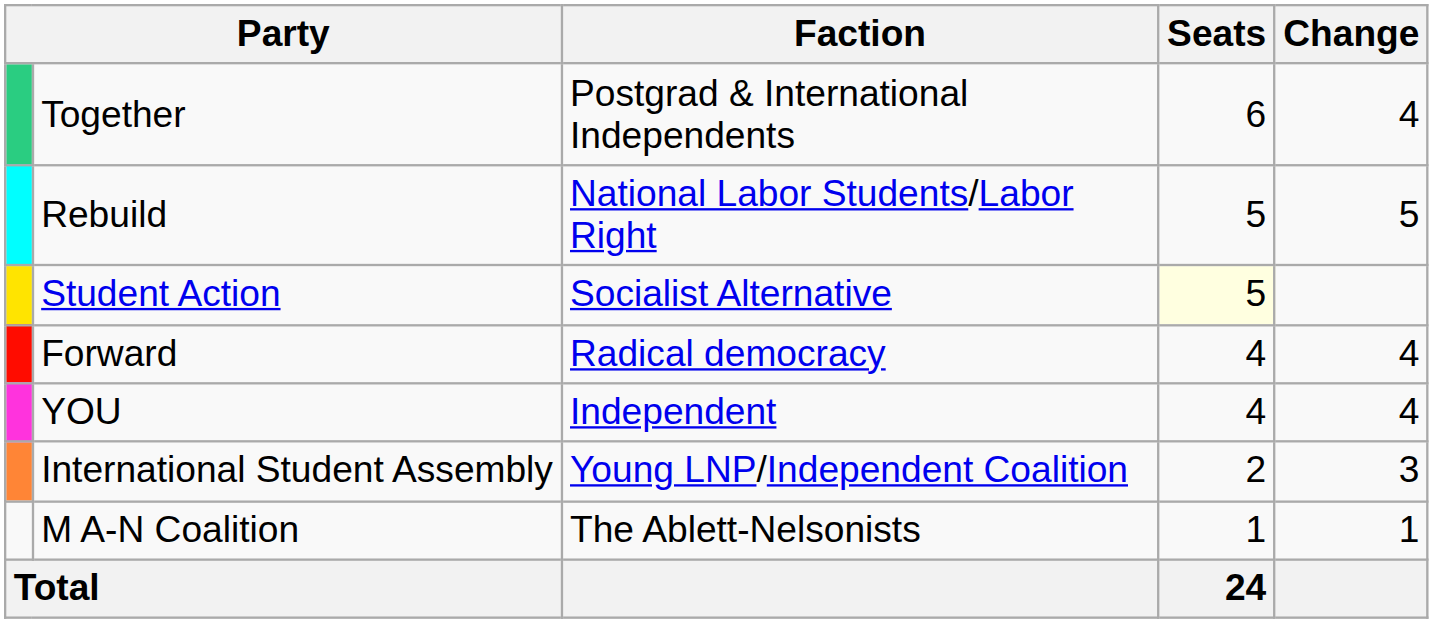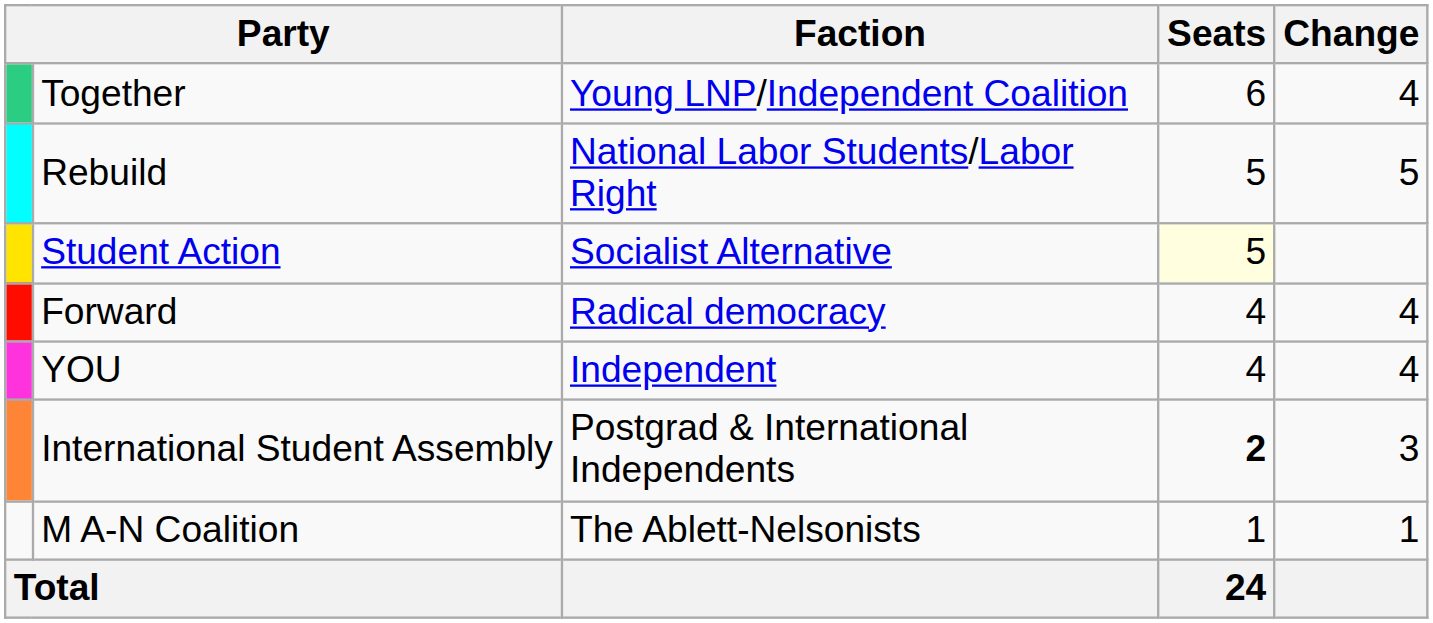(769, 113) Postgrad & International Independents -> (849, 92) Young LNP/Independent Coalition
(849, 470) Young LNP/Independent Coalition -> (769, 449) Postgrad & International Independents
(1256, 470) normal -> (1256, 449) bold
